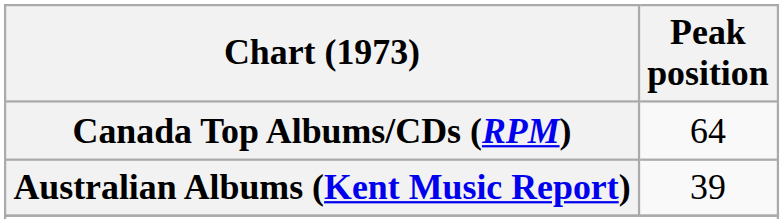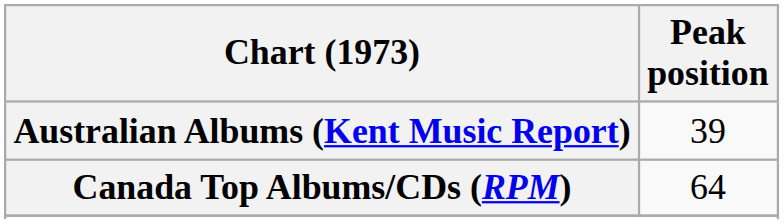rows swapped: (322, 186) <-> (322, 130)
